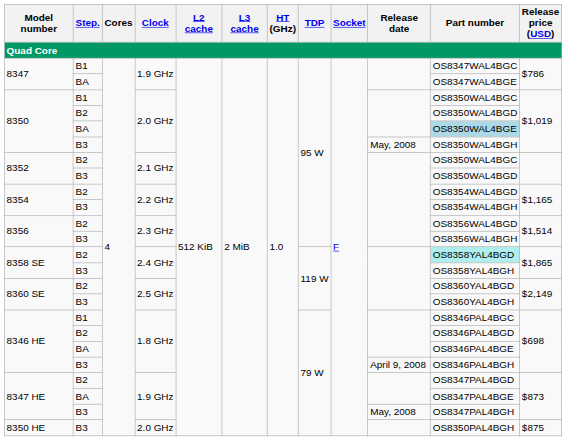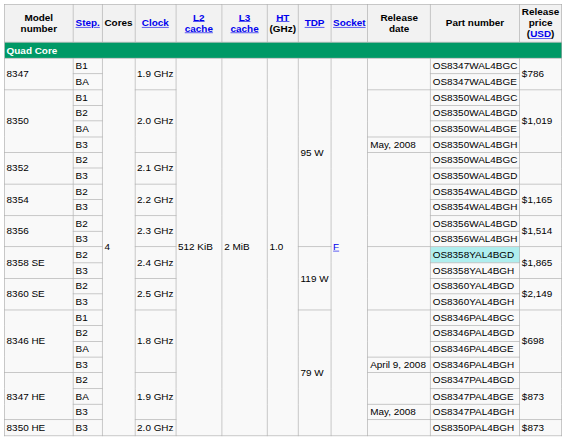(475, 129) lightblue background -> (475, 129) no background
(533, 427) $875 -> (533, 427) $873
